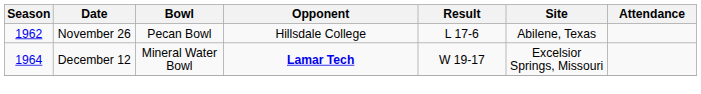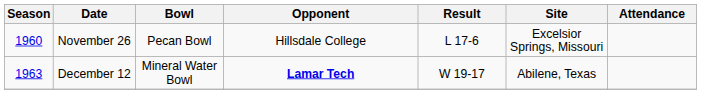(29, 33) 1962 -> (29, 40) 1960
(557, 33) Abilene, Texas -> (557, 40) Excelsior Springs, Missouri
(29, 60) 1964 -> (29, 73) 1963
(557, 60) Excelsior Springs, Missouri -> (557, 73) Abilene, Texas
